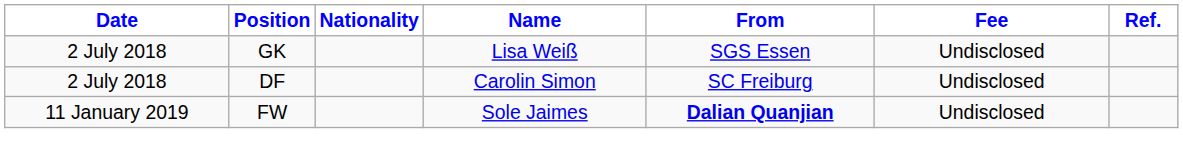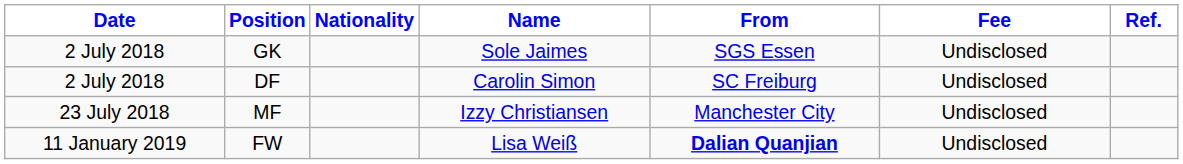(535, 51) Lisa Weiß -> (534, 51) Sole Jaimes
+ row: (267, 113)
(535, 113) Sole Jaimes -> (534, 143) Lisa Weiß
